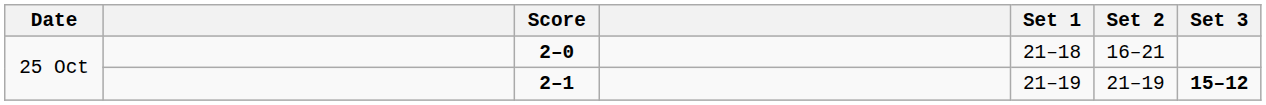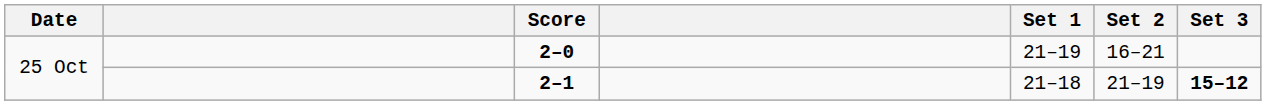(1052, 52) 21–18 -> (1052, 52) 21–19
(1052, 84) 21–19 -> (1052, 84) 21–18
